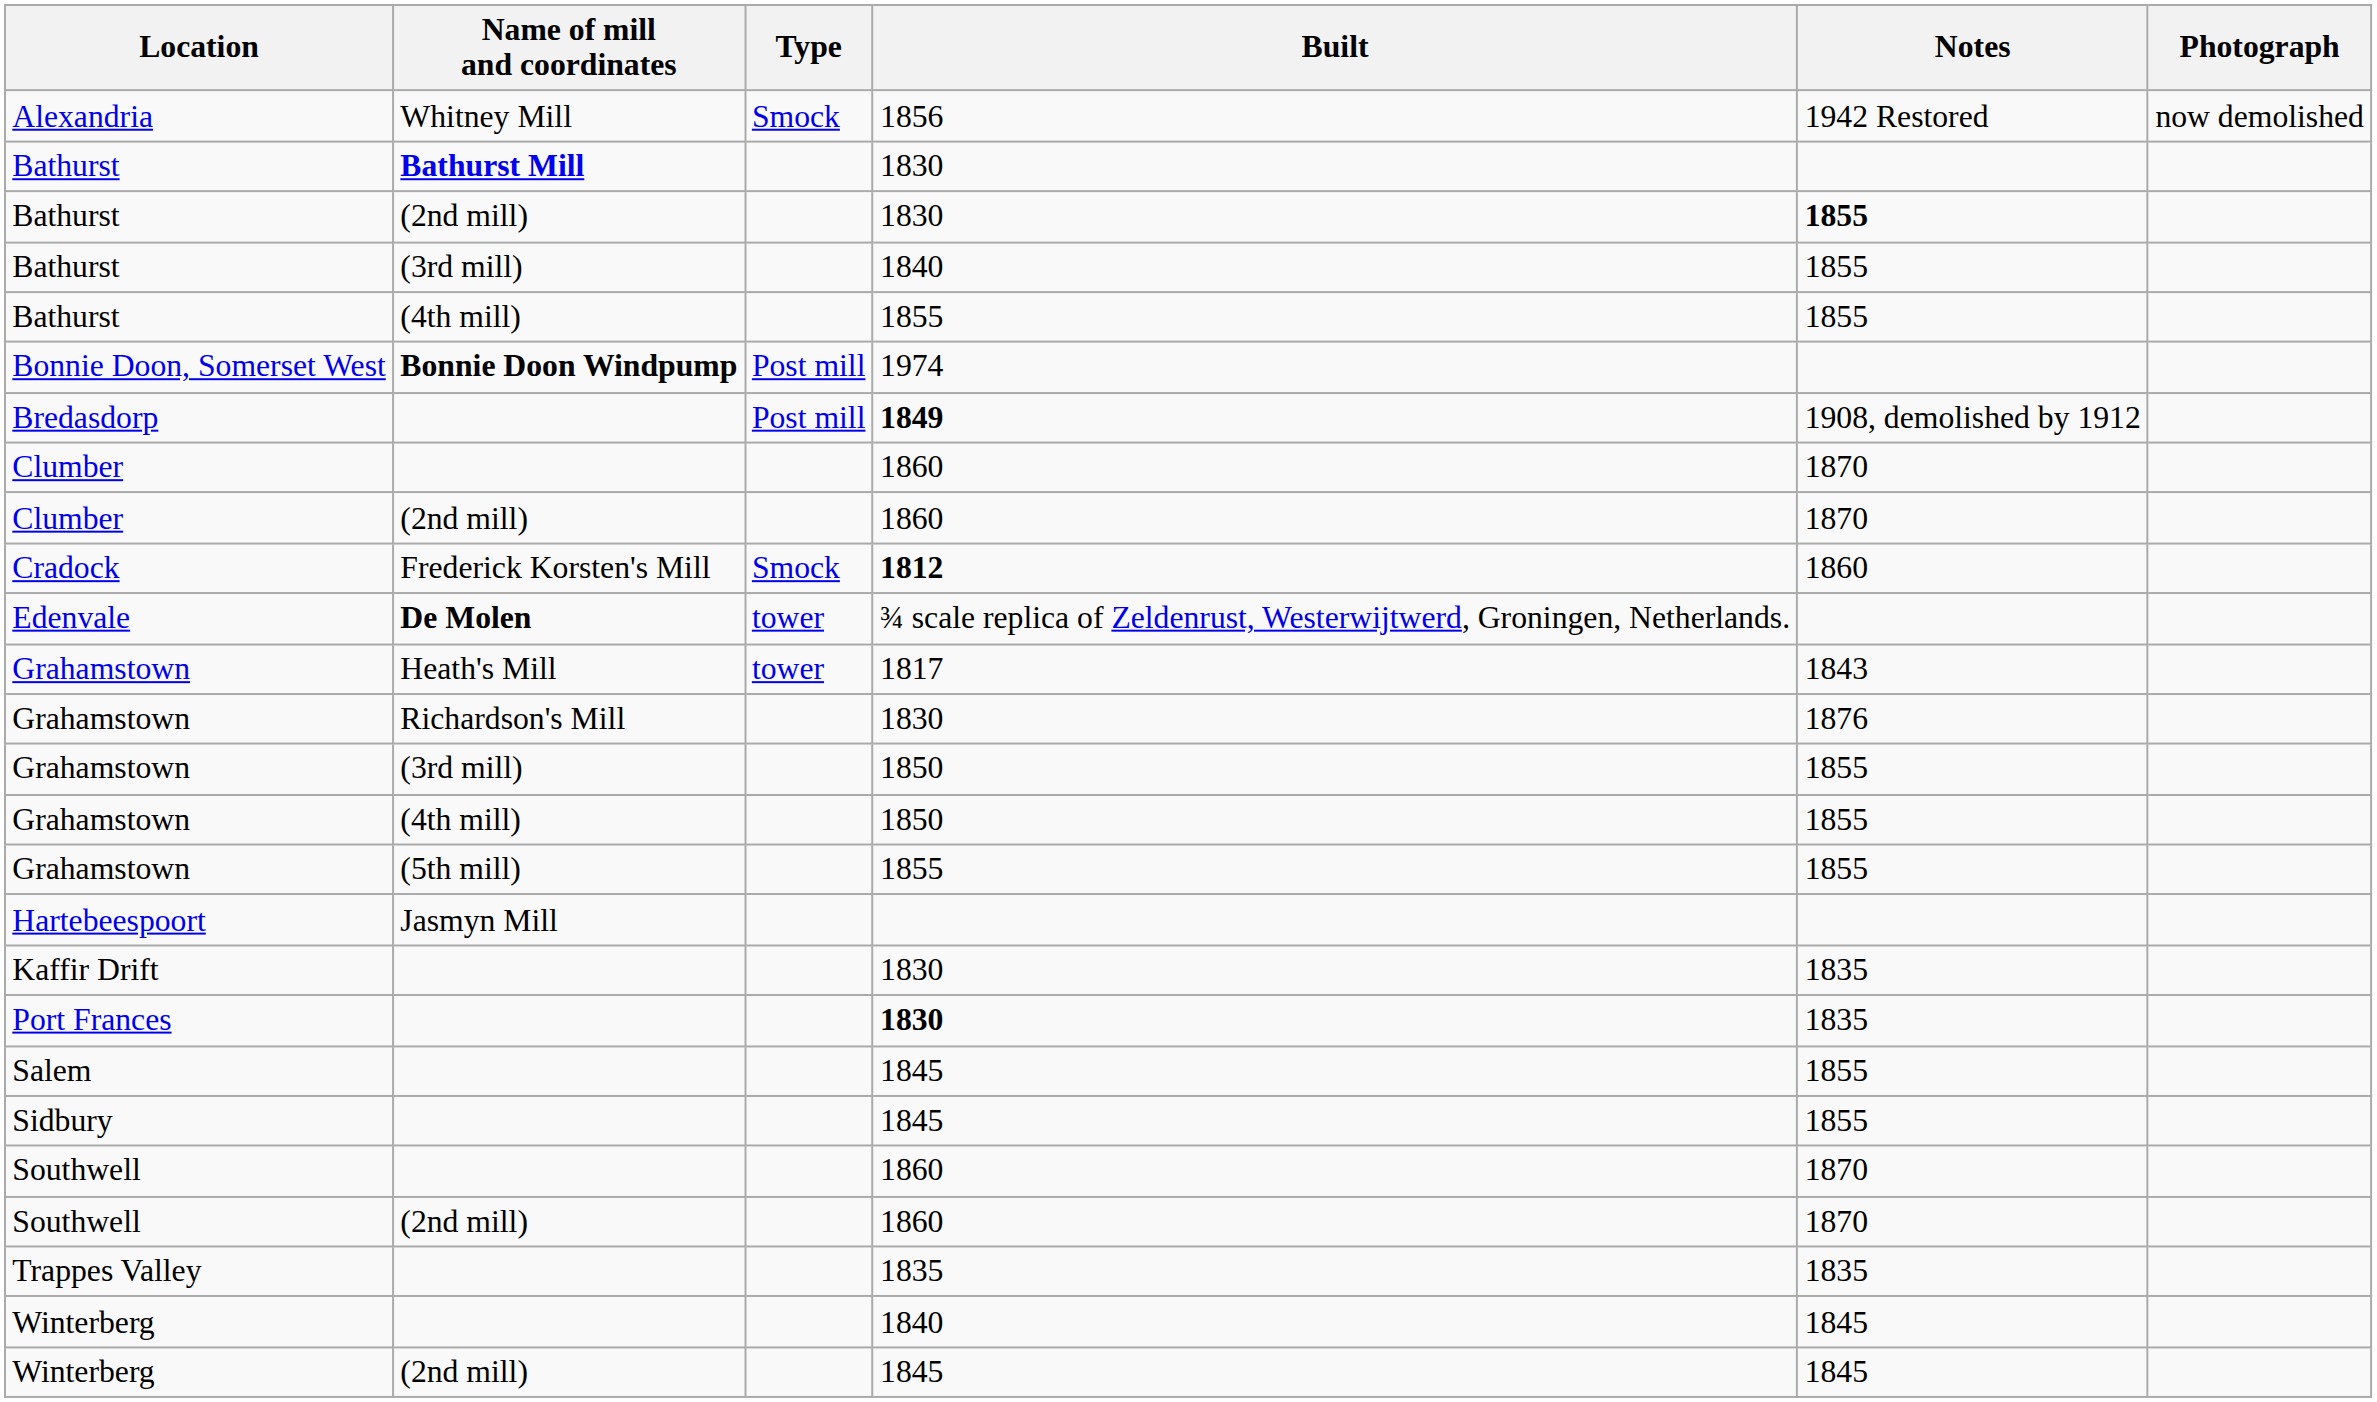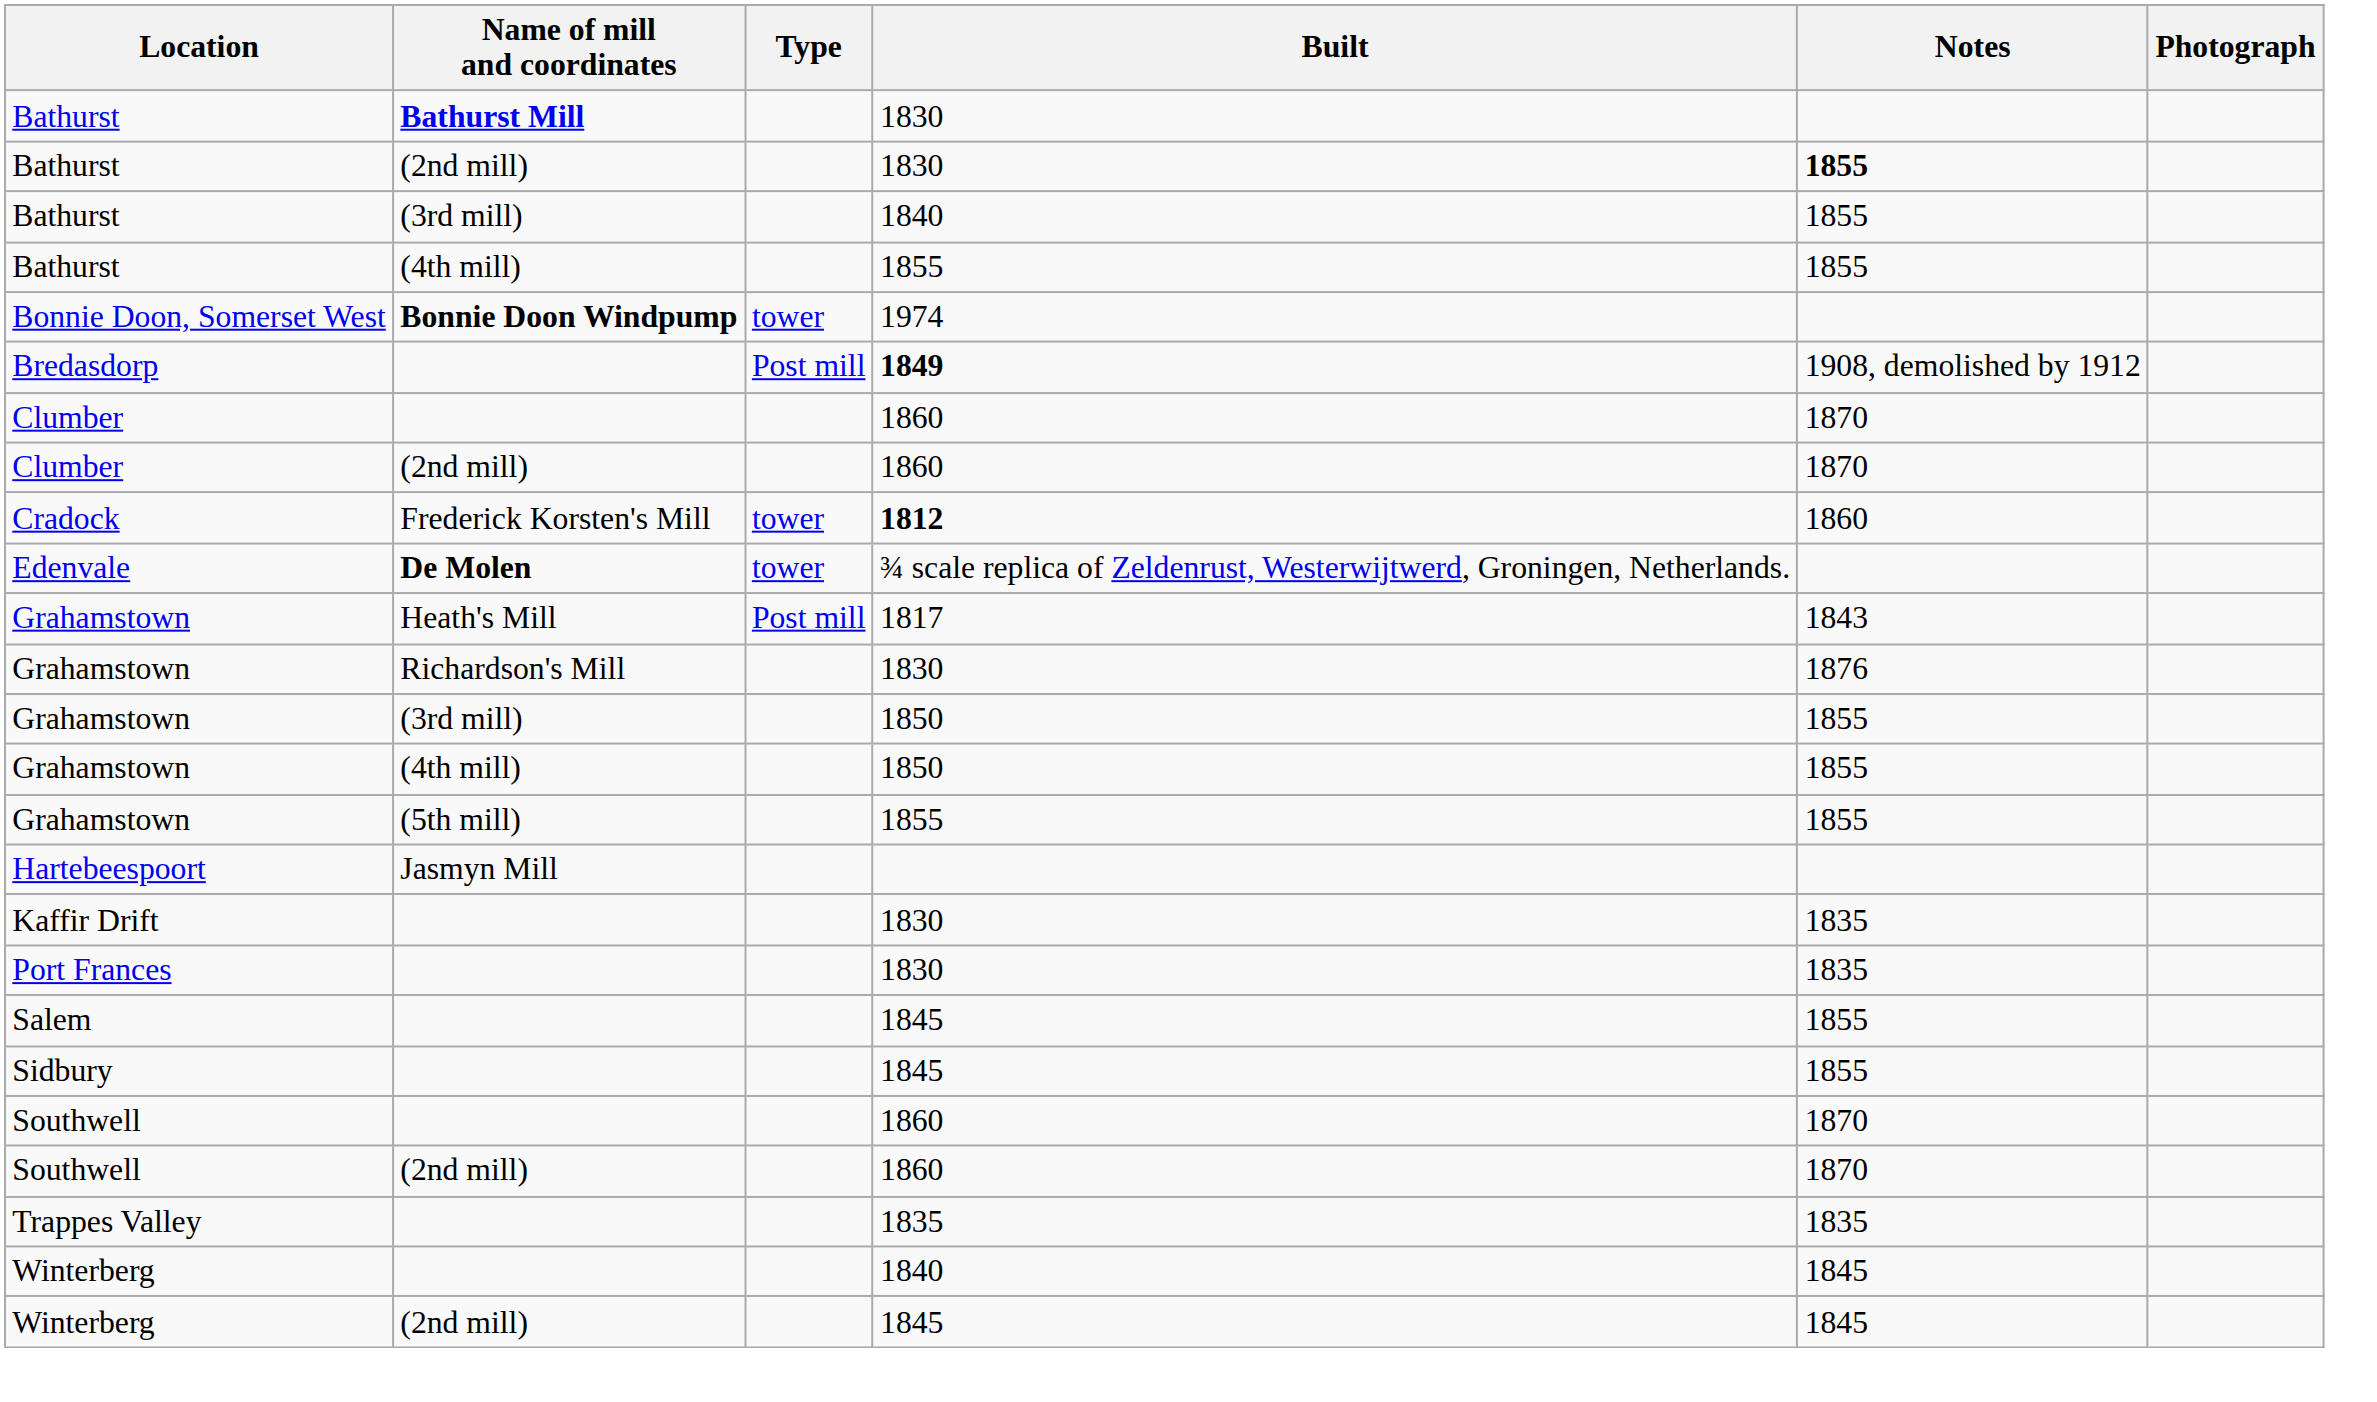- row: (83, 115)
(809, 366) Post mill -> (788, 316) tower
(796, 567) Smock -> (788, 517) tower
(788, 668) tower -> (809, 617) Post mill
(912, 1019) bold -> (912, 969) normal
